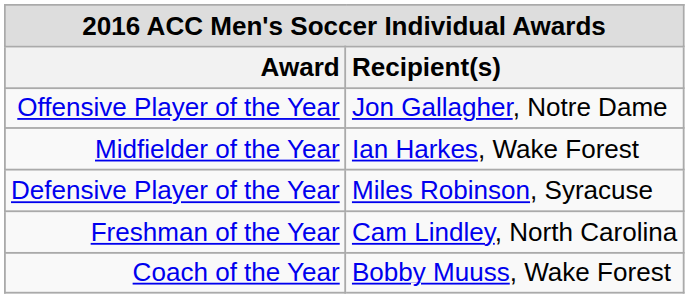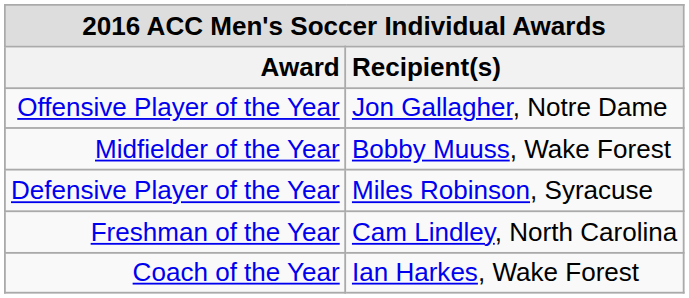(495, 149) Ian Harkes, Wake Forest -> (511, 149) Bobby Muuss, Wake Forest
(511, 273) Bobby Muuss, Wake Forest -> (495, 273) Ian Harkes, Wake Forest
